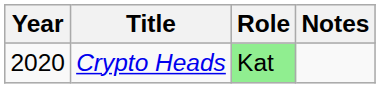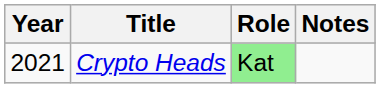(38, 62) 2020 -> (38, 62) 2021
